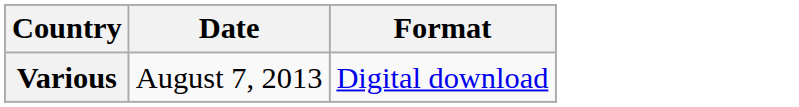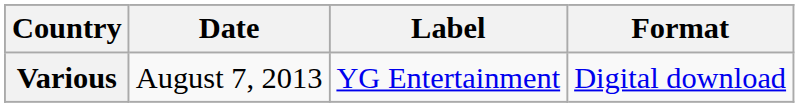+ column: (448, 28)
